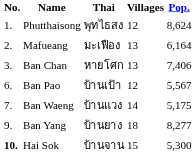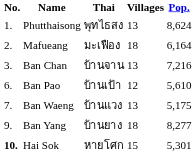(132, 25) 12 -> (132, 25) 13
(132, 45) 13 -> (132, 45) 18
(104, 65) หายโศก -> (104, 65) บ้านจาน
(179, 65) 7,406 -> (179, 65) 7,216
(179, 85) 5,567 -> (179, 85) 5,610
(132, 105) 14 -> (132, 105) 13
(104, 145) บ้านจาน -> (104, 145) หายโศก
(179, 145) 5,300 -> (179, 145) 5,301
